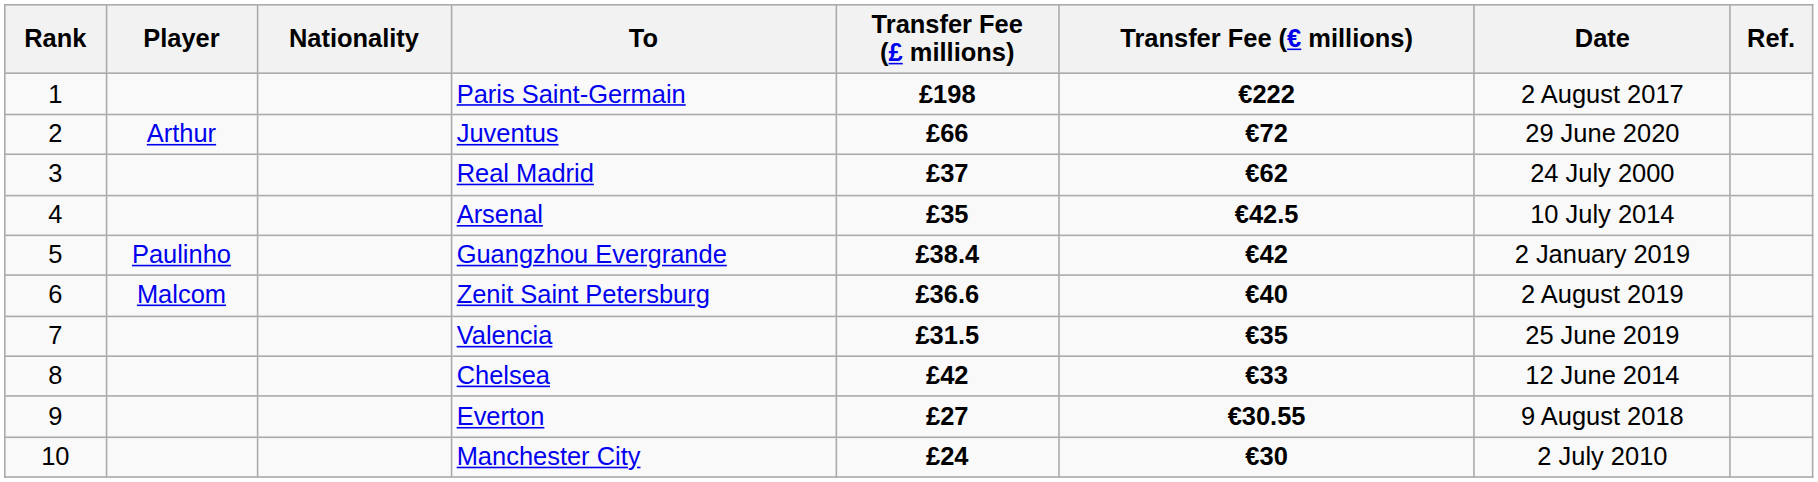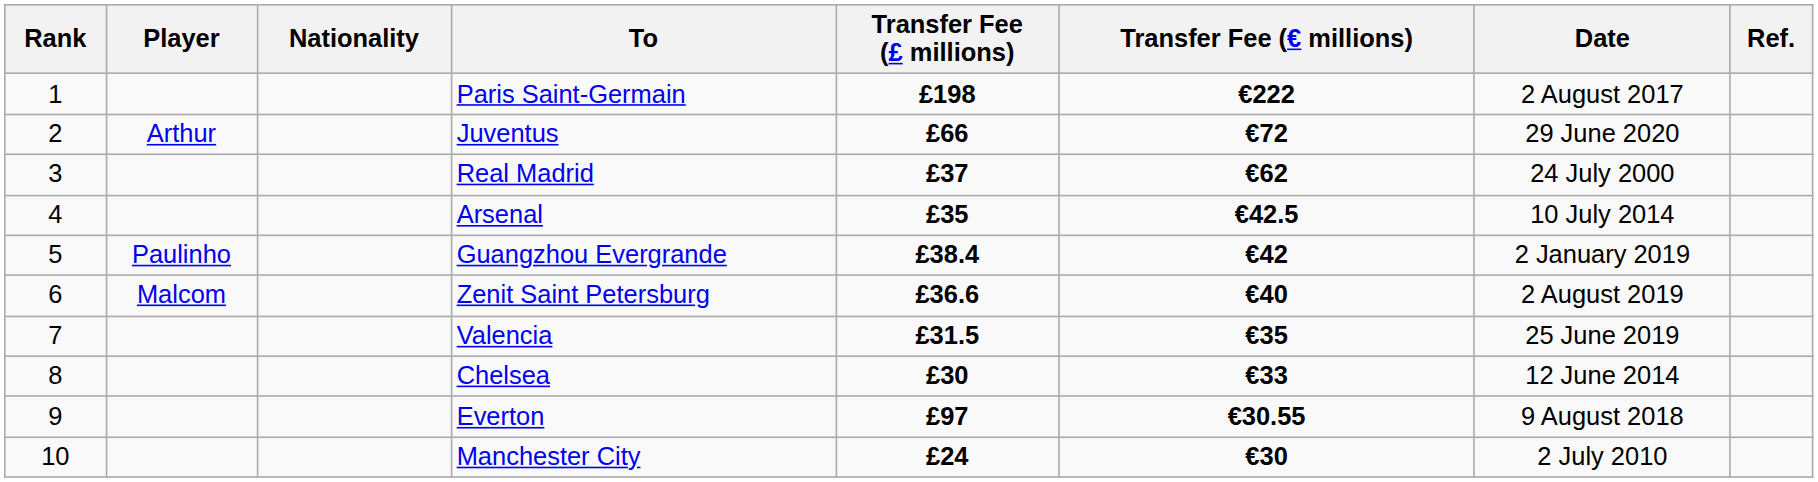(947, 376) £42 -> (947, 376) £30
(947, 416) £27 -> (947, 416) £97
